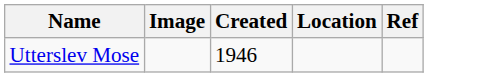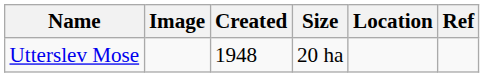+ column: (320, 21)
(236, 54) 1946 -> (236, 54) 1948
